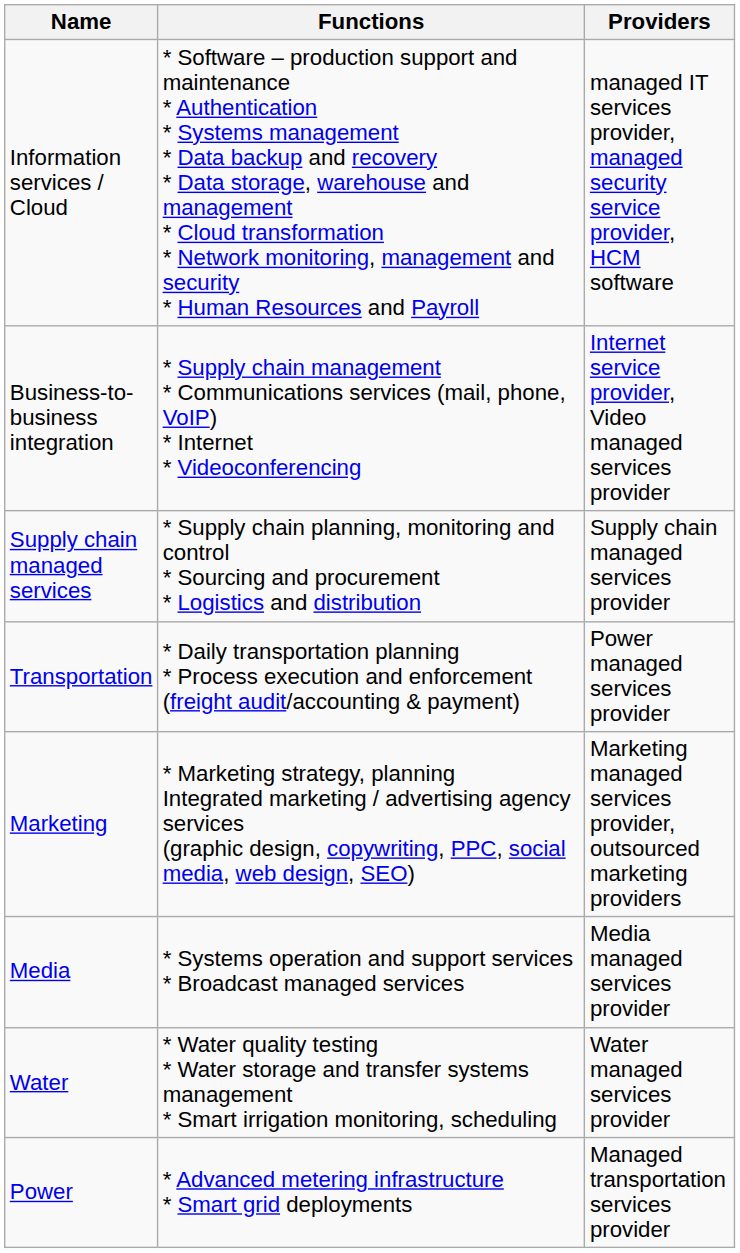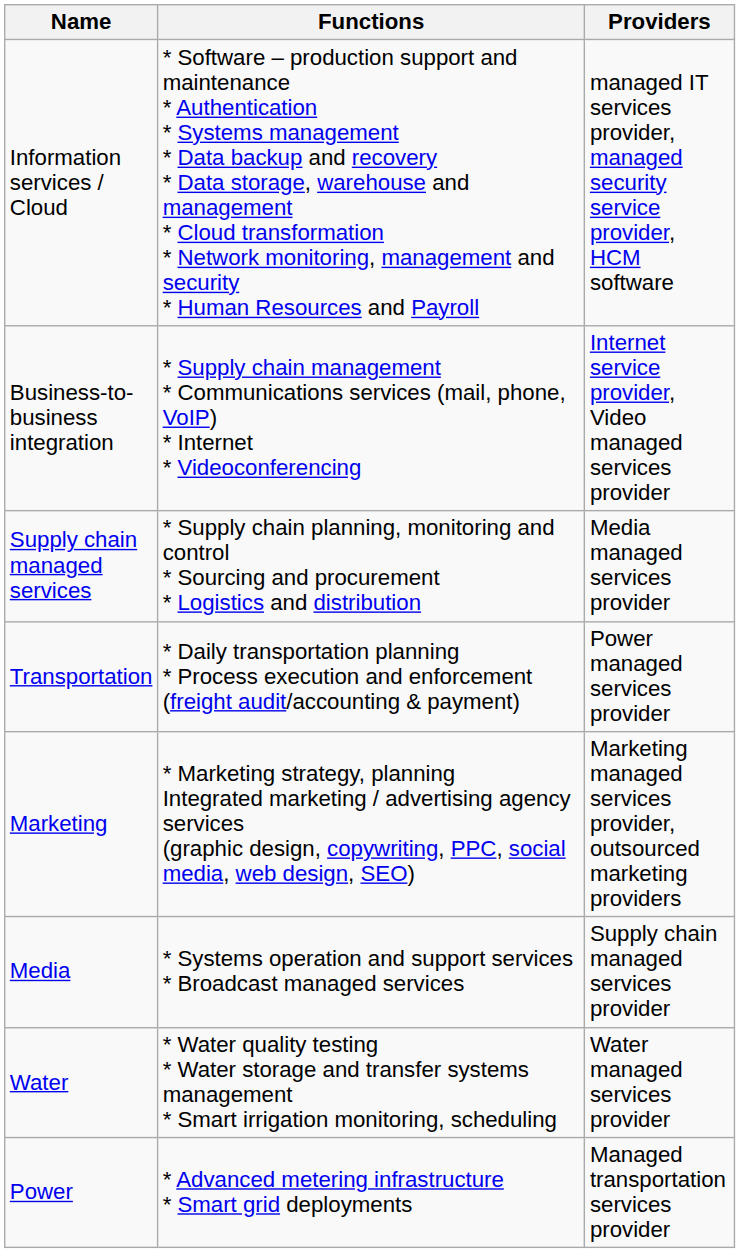(654, 565) Supply chain managed services provider -> (636, 565) Media managed services provider
(636, 971) Media managed services provider -> (654, 971) Supply chain managed services provider
